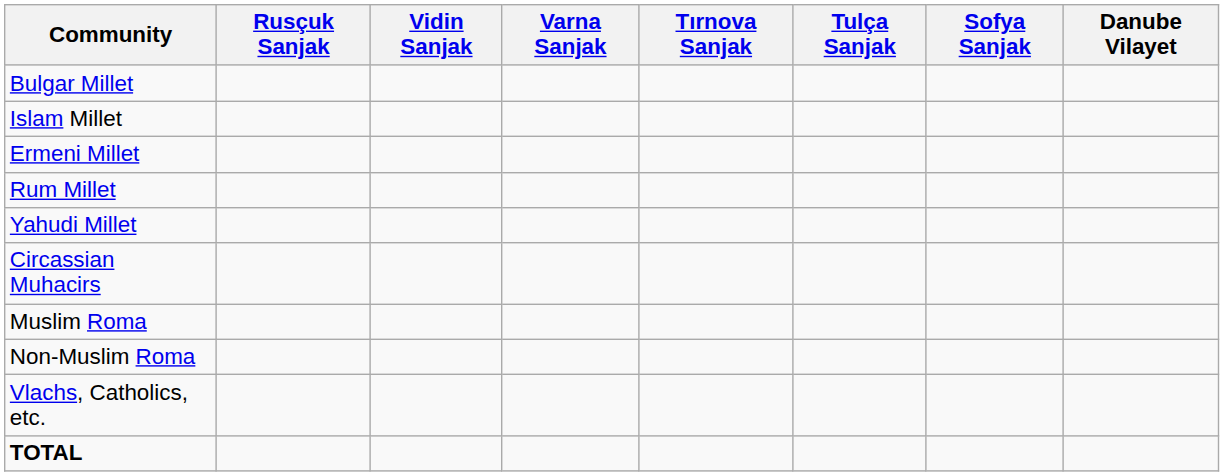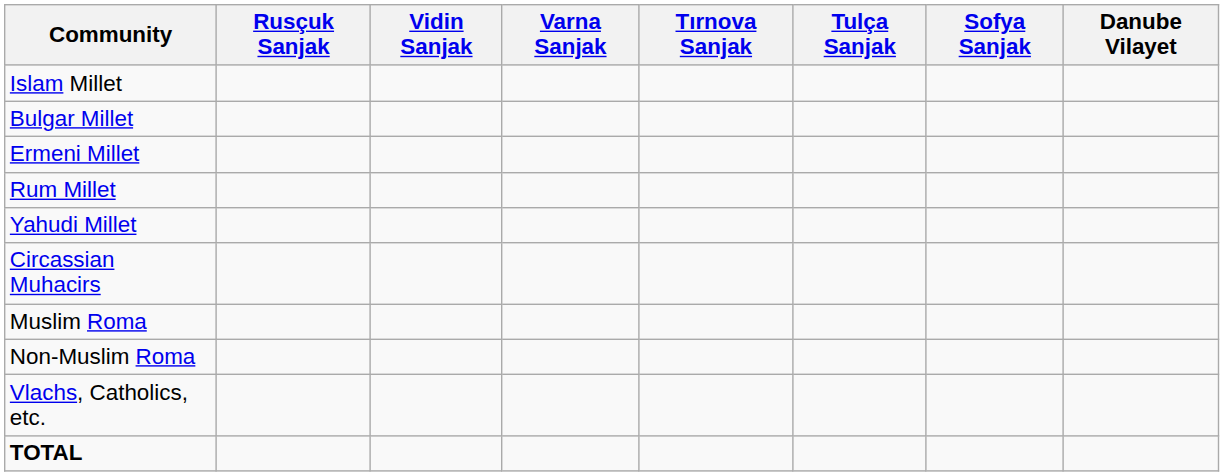rows swapped: (71, 82) <-> (66, 118)
